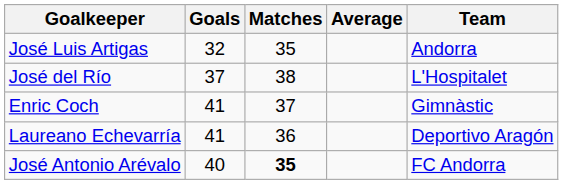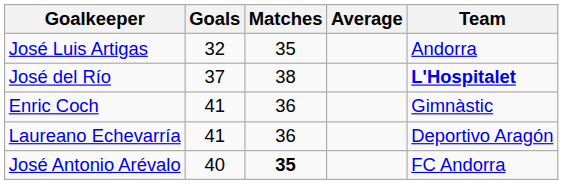(459, 77) normal -> (464, 77) bold
(286, 106) 37 -> (286, 106) 36
